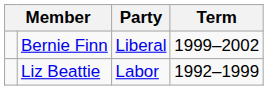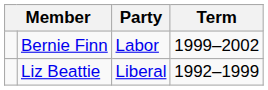(141, 44) Liberal -> (137, 44) Labor
(137, 71) Labor -> (141, 71) Liberal
